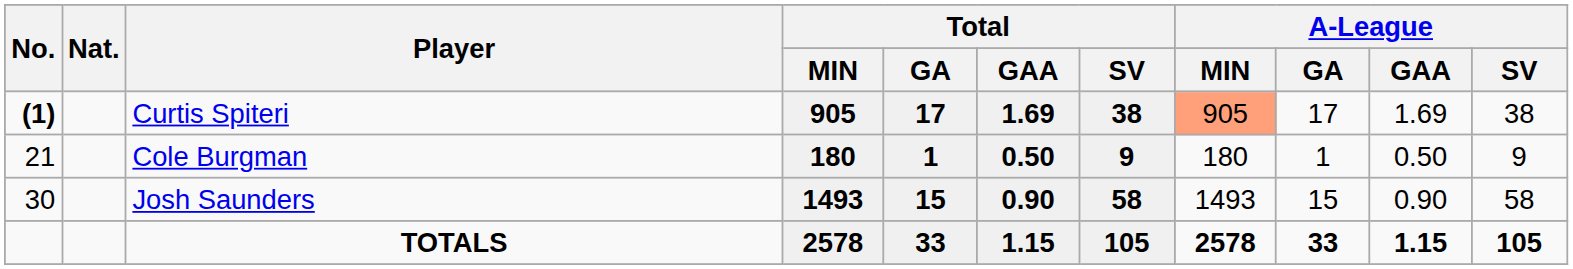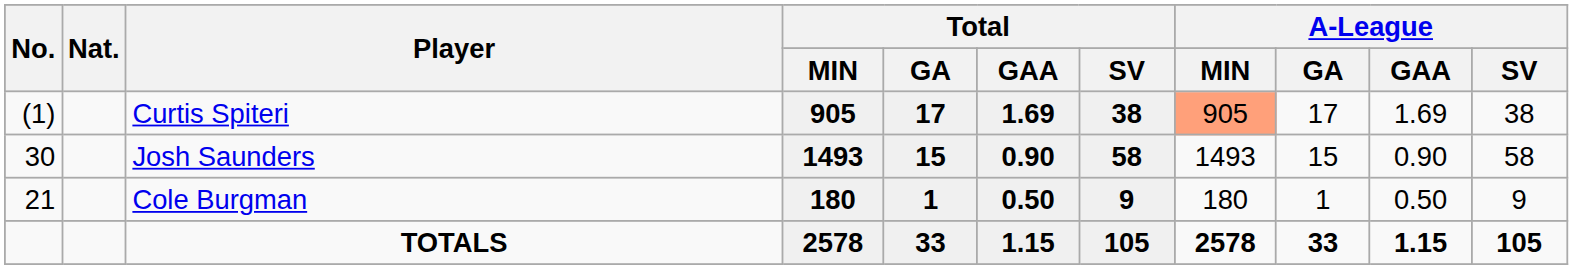(39, 113) bold -> (39, 113) normal
rows swapped: (220, 157) <-> (224, 200)
